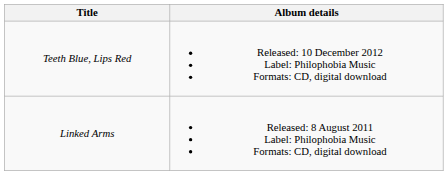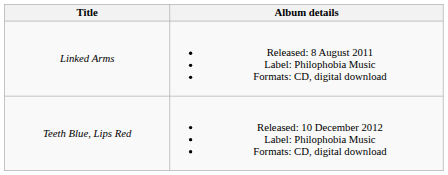rows swapped: (87, 133) <-> (87, 58)
